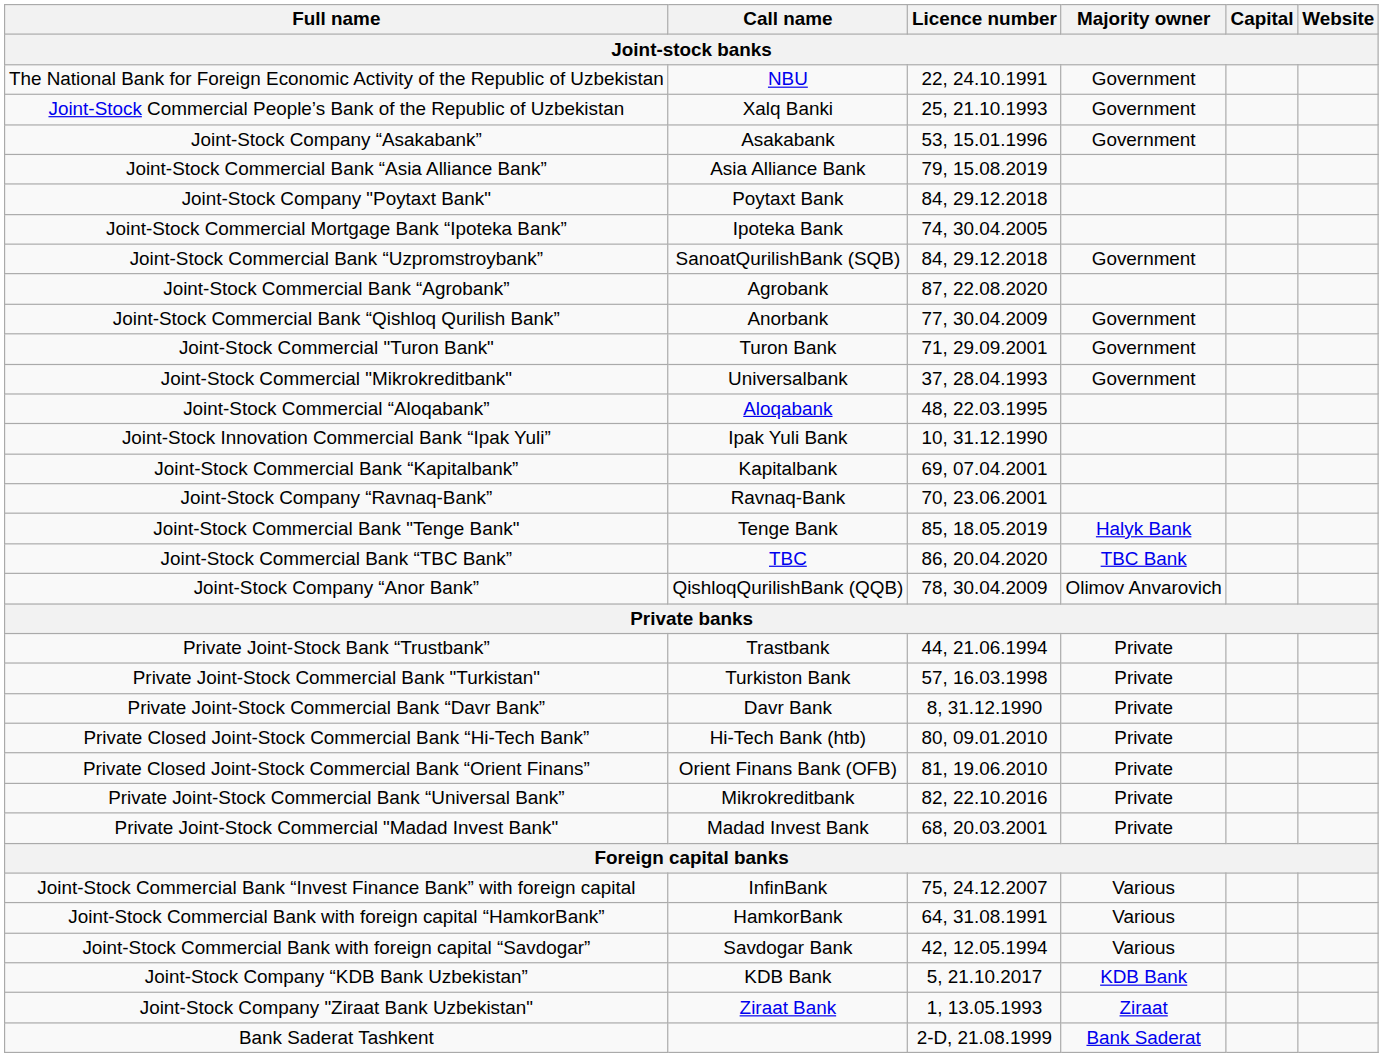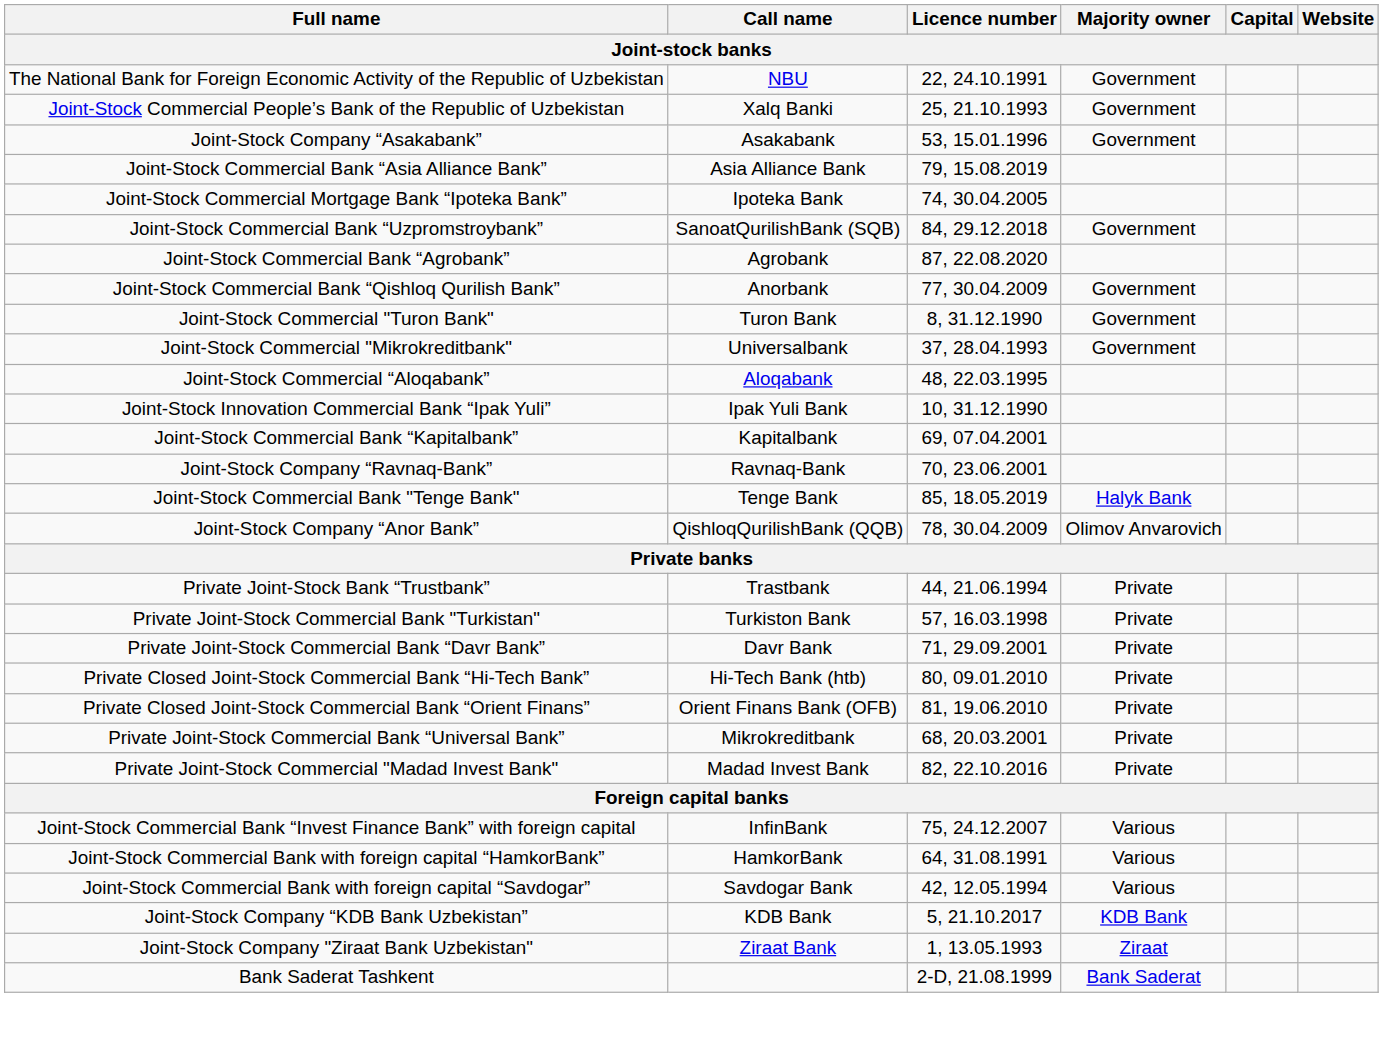- row: (336, 199)
(984, 348) 71, 29.09.2001 -> (984, 318) 8, 31.12.1990
- row: (336, 558)
(984, 708) 8, 31.12.1990 -> (984, 648) 71, 29.09.2001
(984, 797) 82, 22.10.2016 -> (984, 738) 68, 20.03.2001
(984, 827) 68, 20.03.2001 -> (984, 768) 82, 22.10.2016
